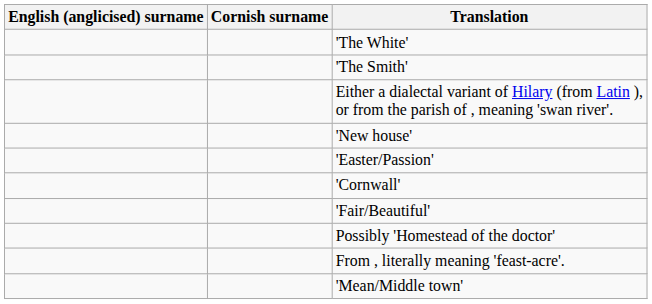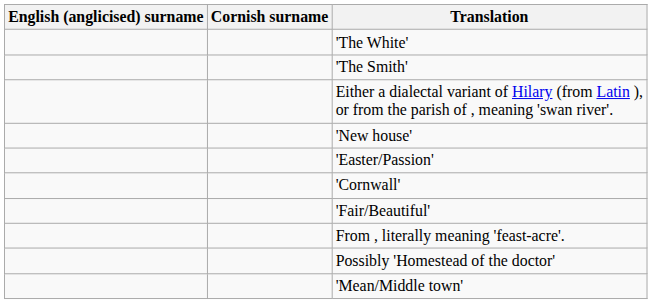rows swapped: (445, 235) <-> (450, 260)
